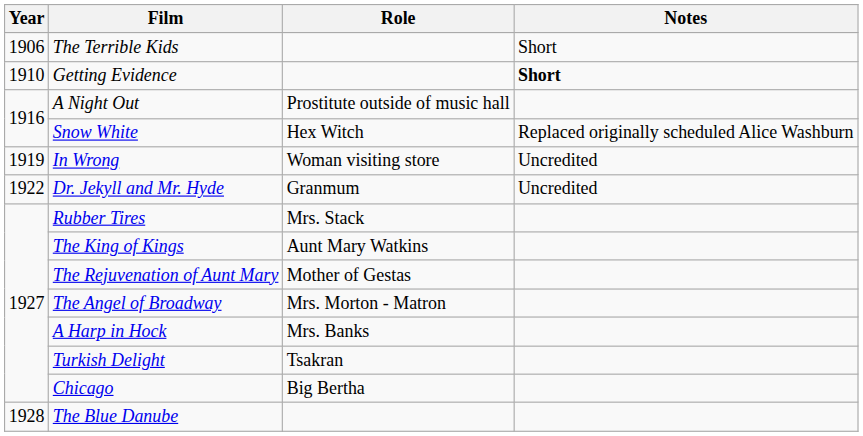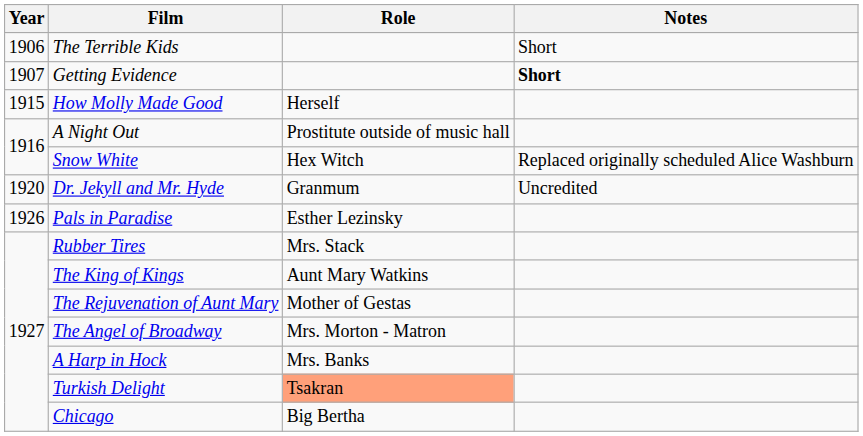(27, 75) 1910 -> (27, 75) 1907
+ row: (138, 103)
- row: (86, 160)
(27, 189) 1922 -> (27, 189) 1920
+ row: (113, 217)
(315, 359) no background -> (315, 388) lightsalmon background
- row: (116, 416)
